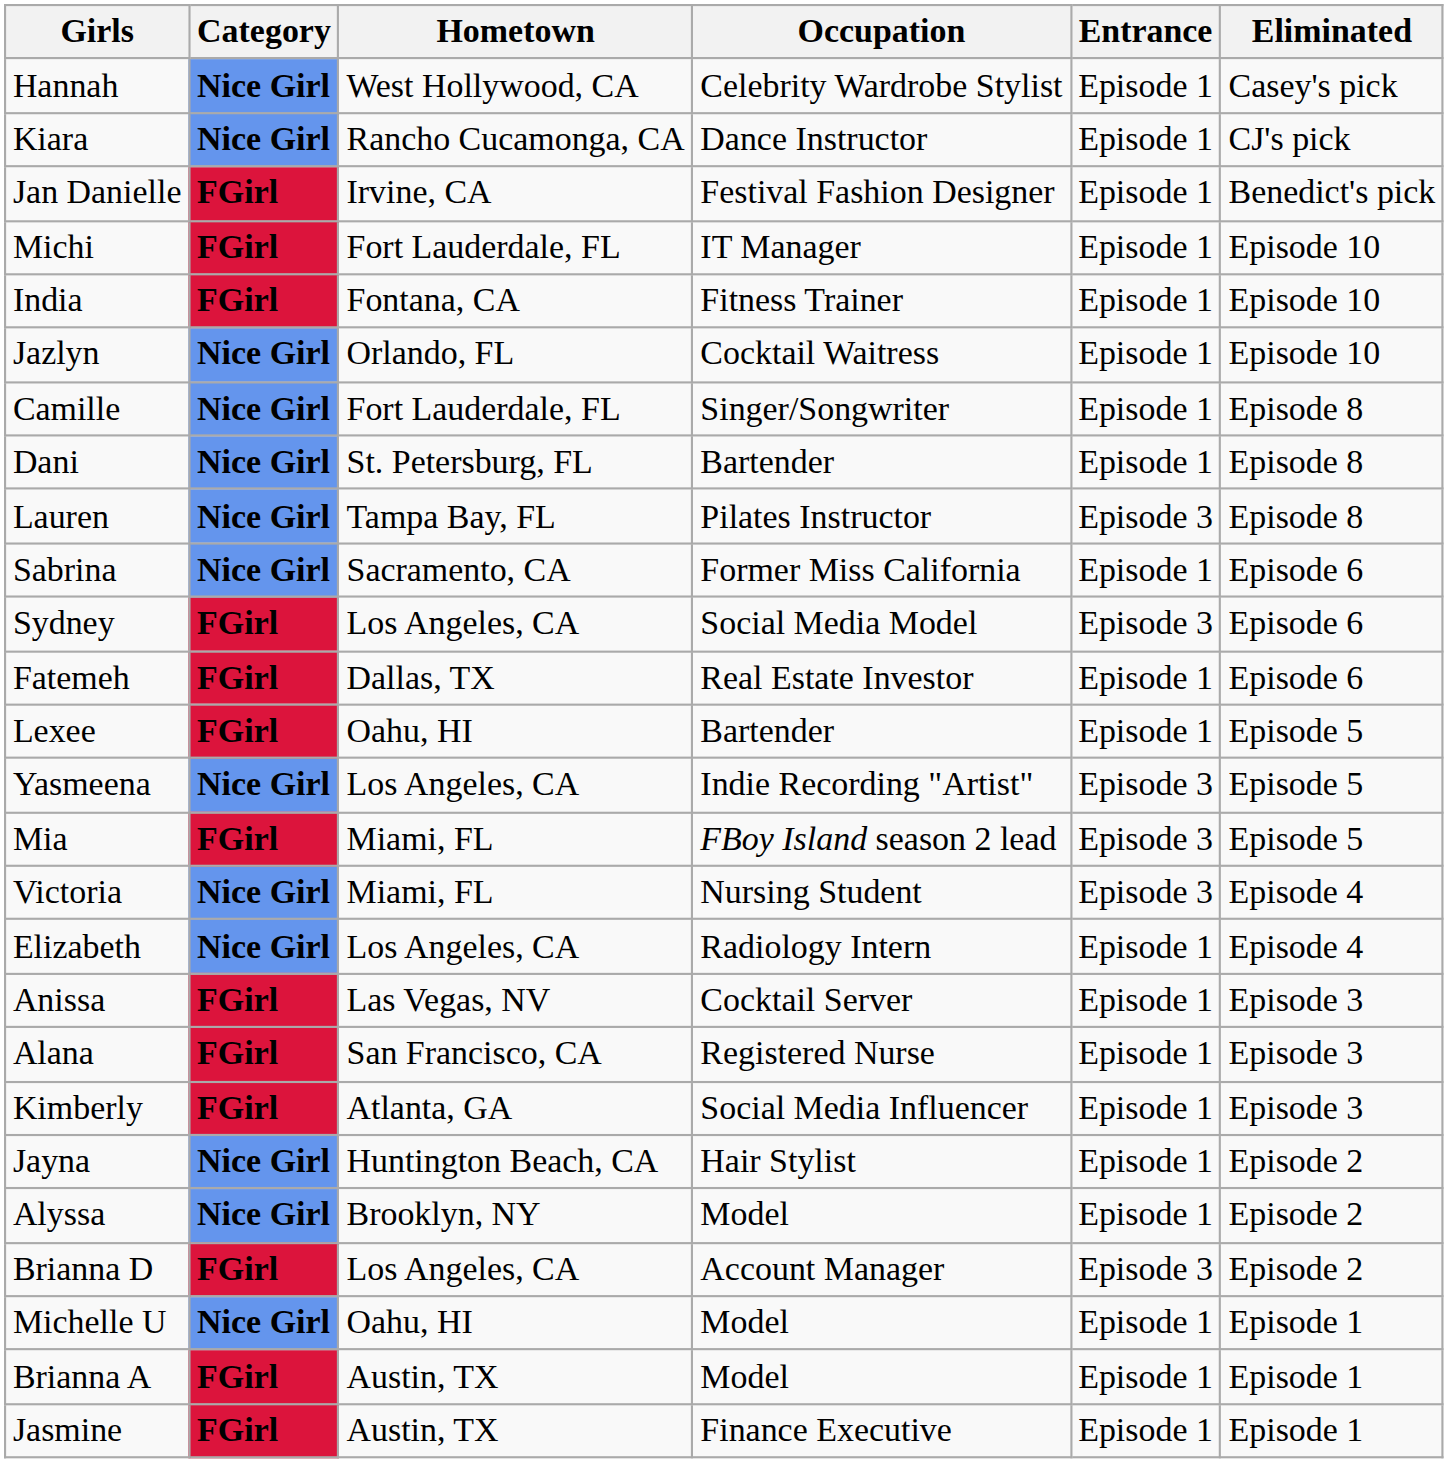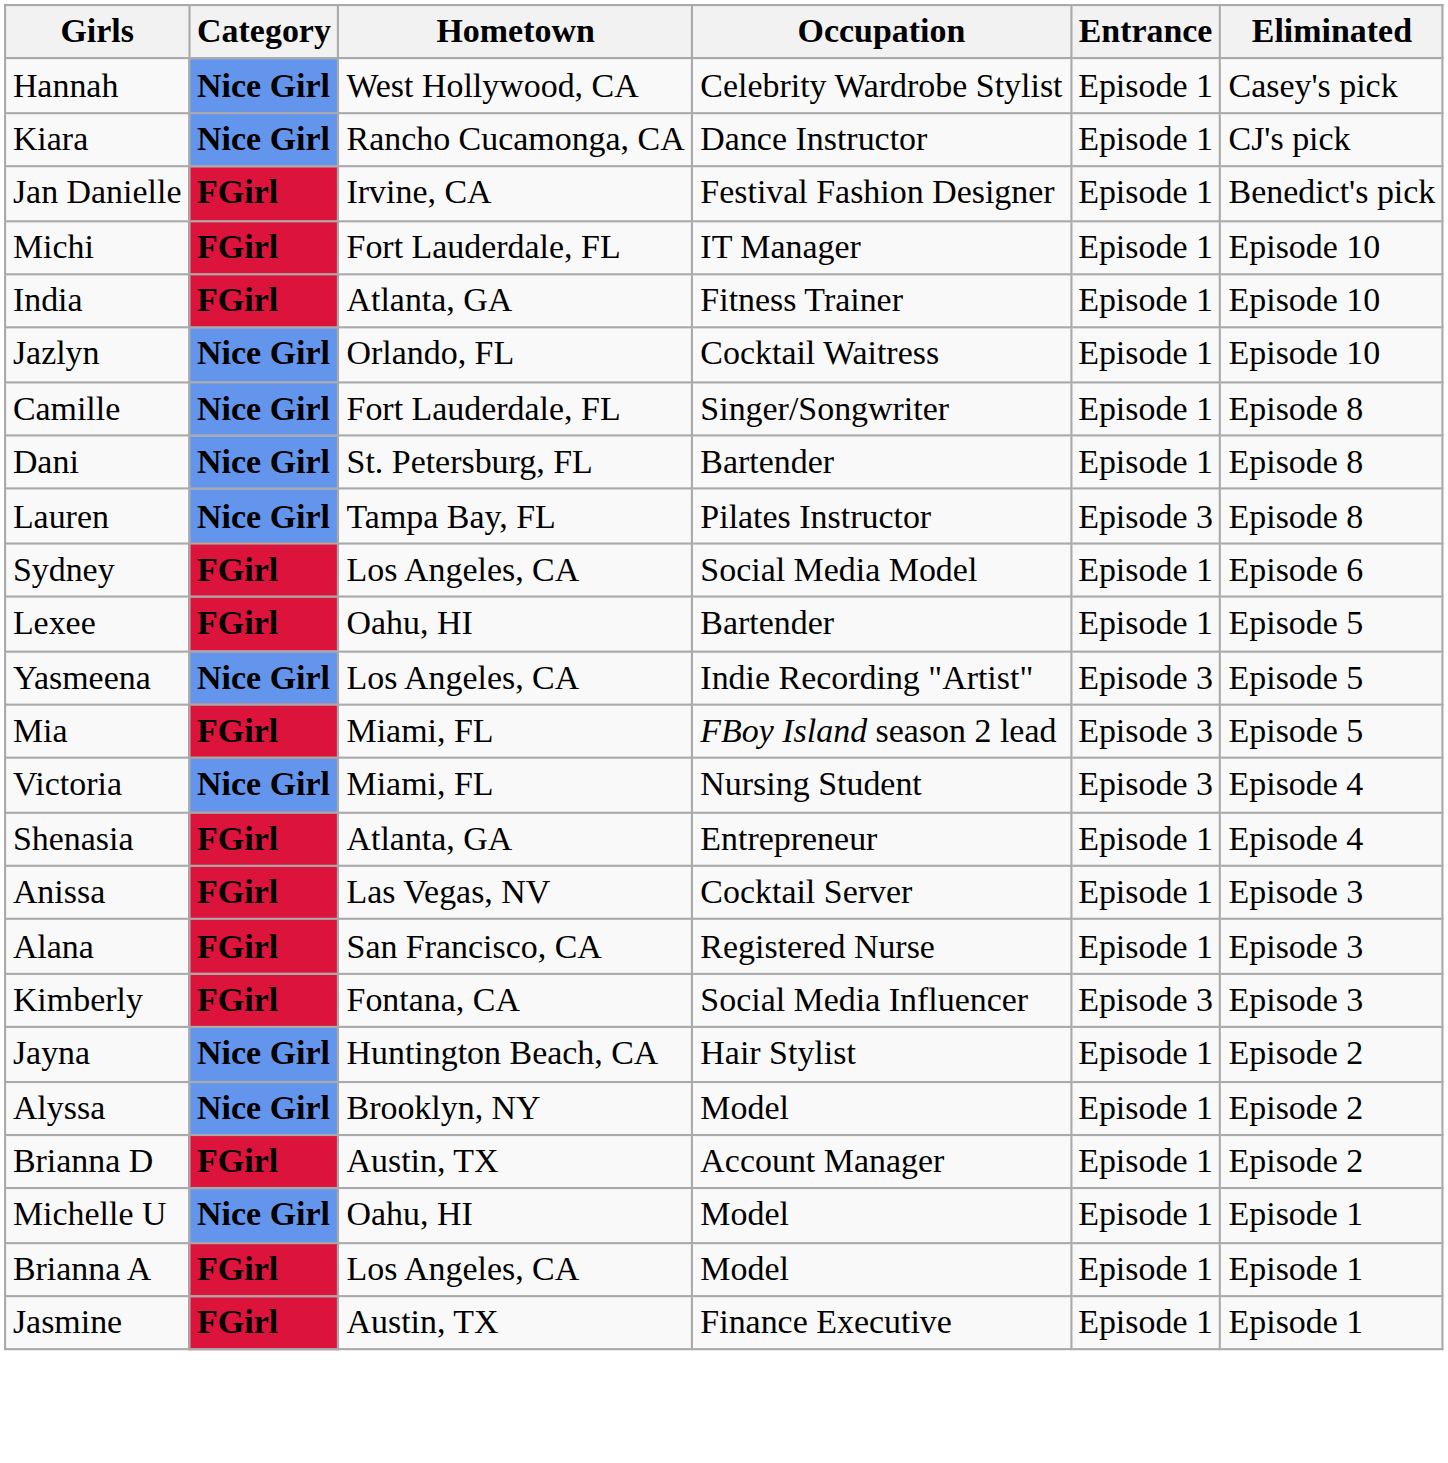(433, 300) Fontana, CA -> (429, 300) Atlanta, GA
- row: (65, 569)
(1146, 623) Episode 3 -> (1146, 569) Episode 1
- row: (71, 676)
+ row: (73, 838)
- row: (77, 945)
(429, 1107) Atlanta, GA -> (433, 999) Fontana, CA
(1146, 1107) Episode 1 -> (1146, 999) Episode 3
(463, 1268) Los Angeles, CA -> (423, 1161) Austin, TX
(1146, 1268) Episode 3 -> (1146, 1161) Episode 1
(423, 1376) Austin, TX -> (463, 1268) Los Angeles, CA
